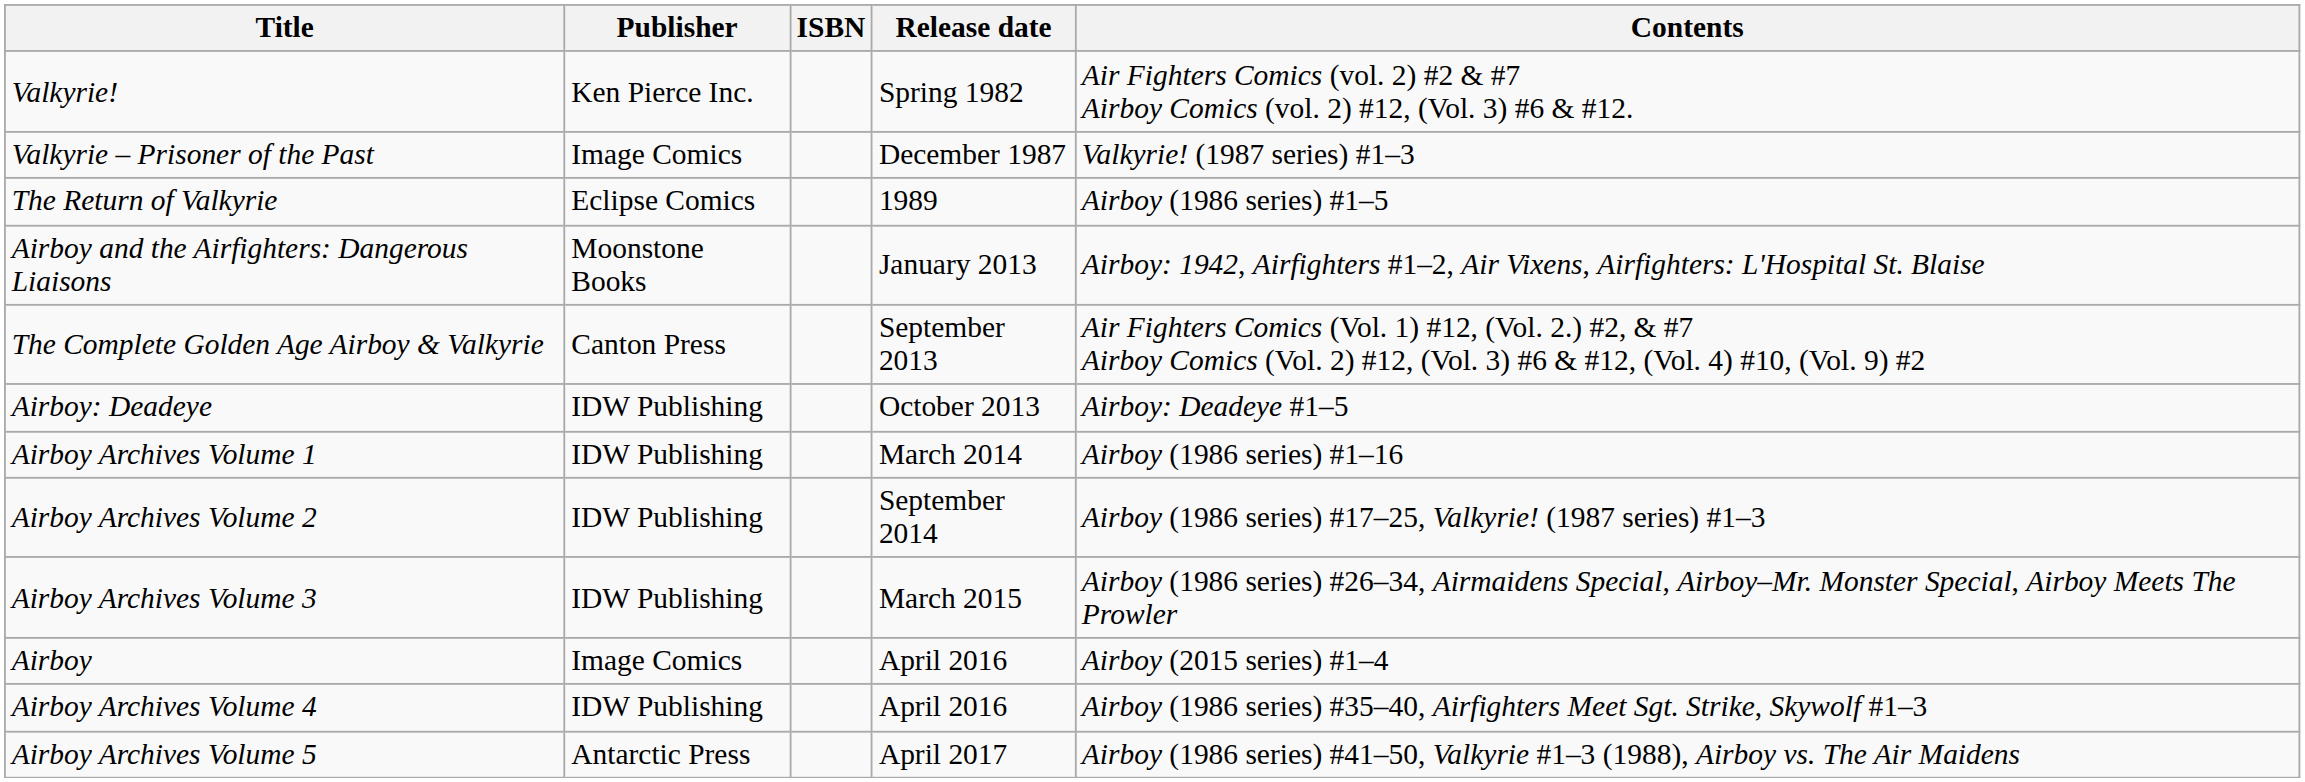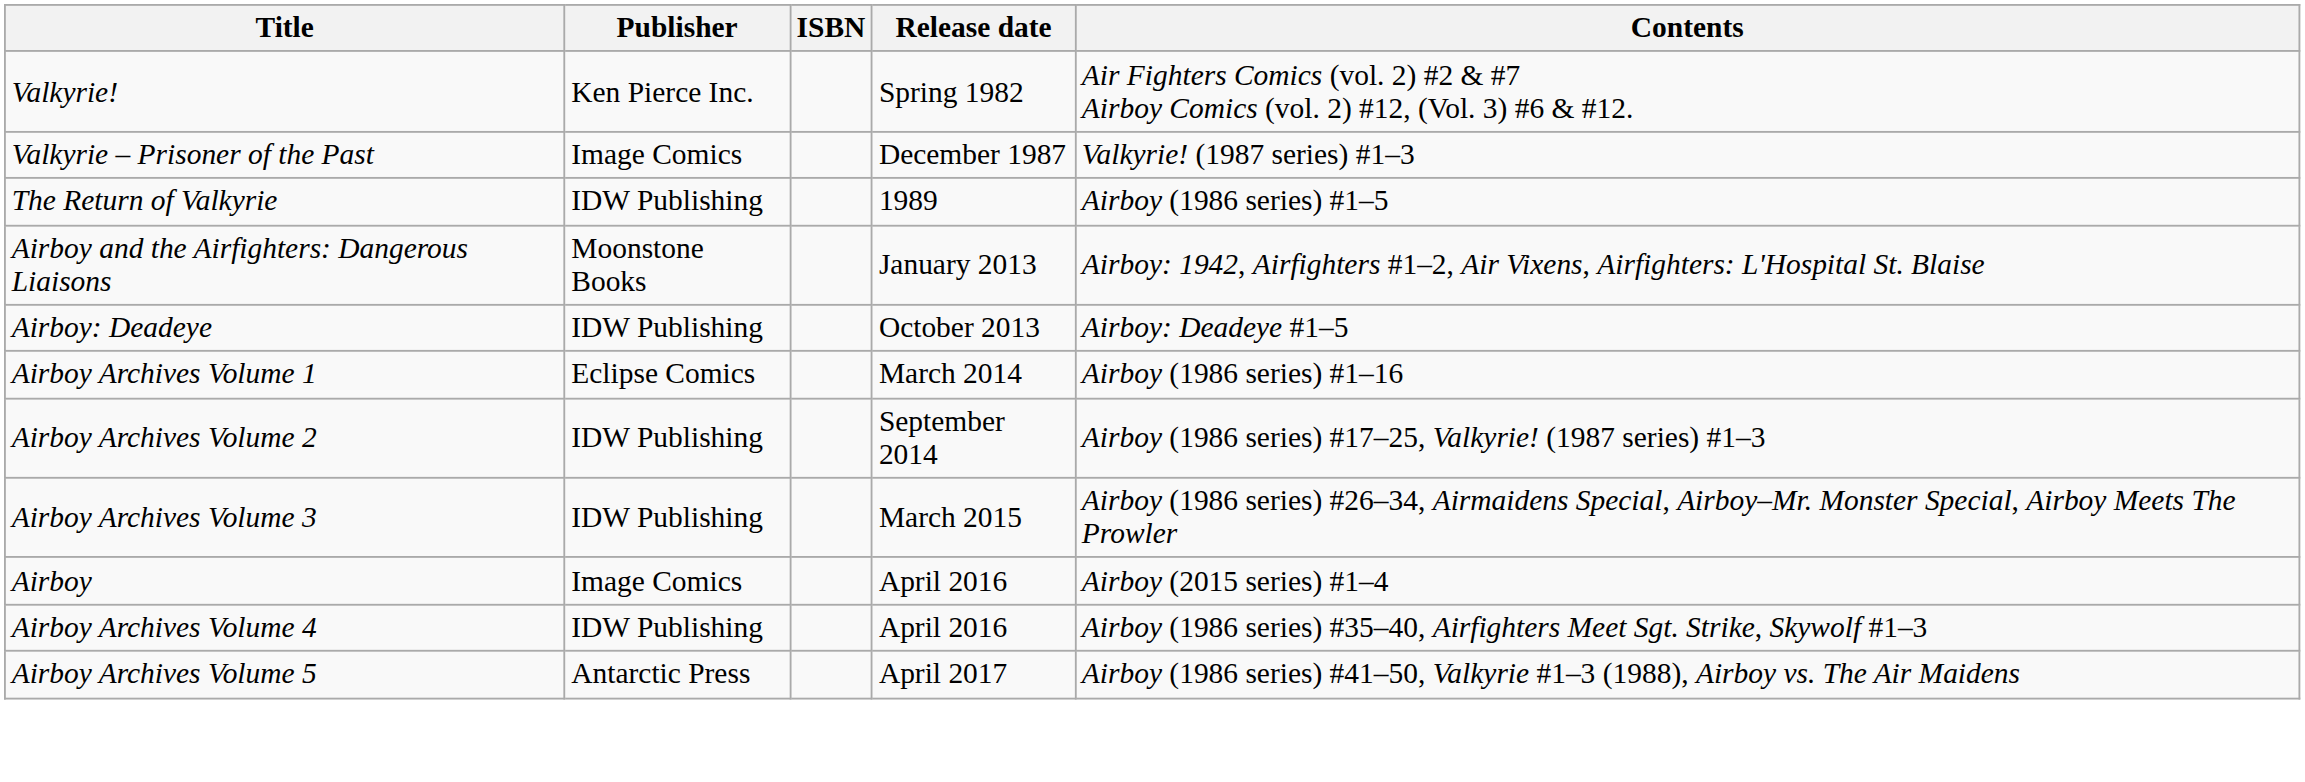(663, 201) Eclipse Comics -> (667, 201) IDW Publishing
- row: (278, 344)
(667, 454) IDW Publishing -> (663, 374) Eclipse Comics
